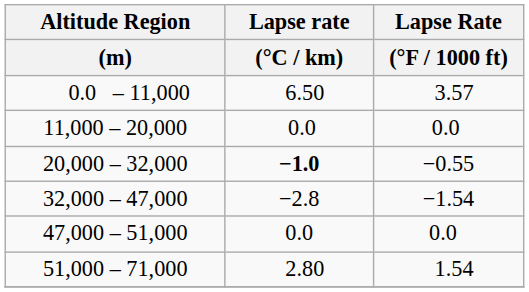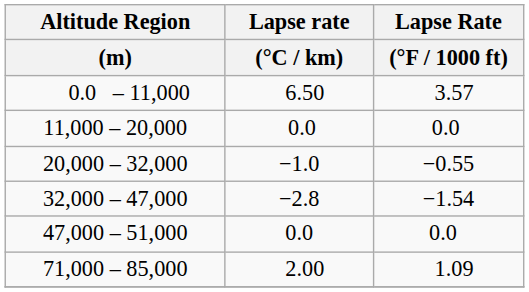(299, 163) bold -> (299, 163) normal
- row: (115, 269)
+ row: (115, 269)
